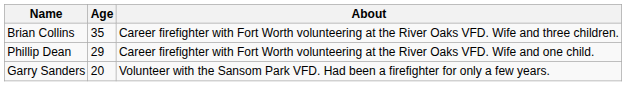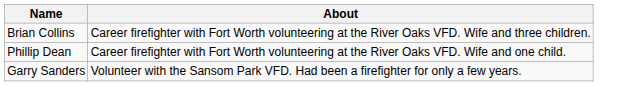- column: (102, 14)
